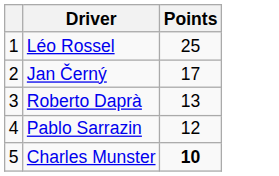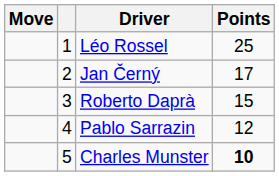+ column: (31, 18)
(191, 101) 13 -> (244, 101) 15
